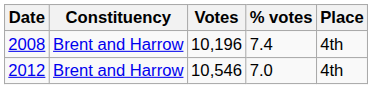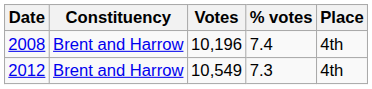(217, 70) 10,546 -> (217, 70) 10,549
(261, 70) 7.0 -> (261, 70) 7.3
